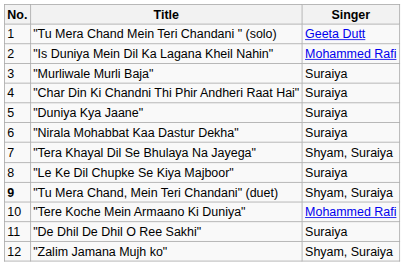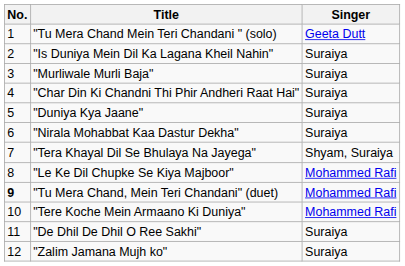(351, 54) Mohammed Rafi -> (326, 54) Suraiya
(326, 172) Suraiya -> (351, 172) Mohammed Rafi
(349, 192) Shyam, Suraiya -> (351, 192) Mohammed Rafi
(349, 251) Shyam, Suraiya -> (326, 251) Suraiya
